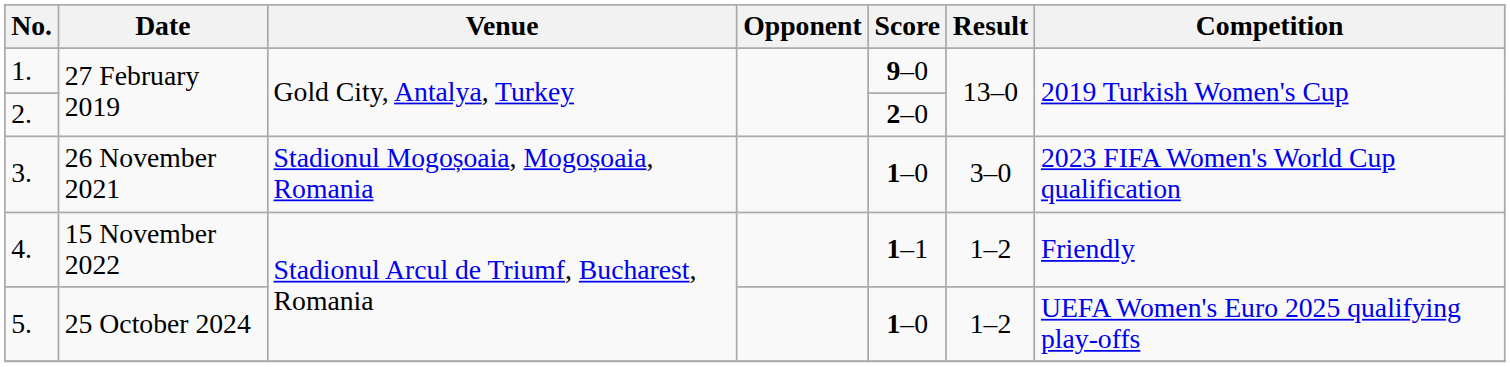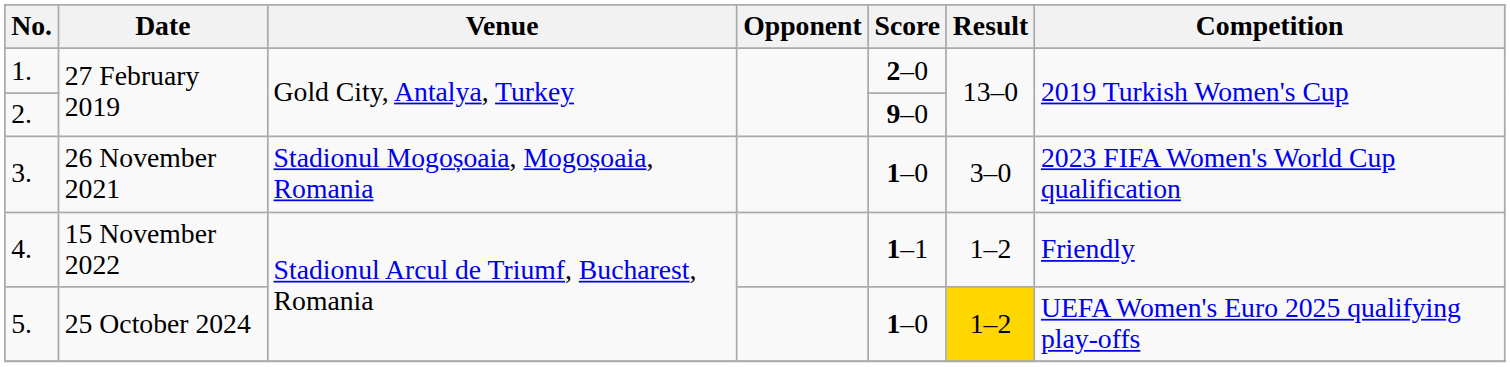(907, 70) 9–0 -> (907, 70) 2–0
(907, 114) 2–0 -> (907, 114) 9–0
(991, 323) no background -> (991, 323) gold background
